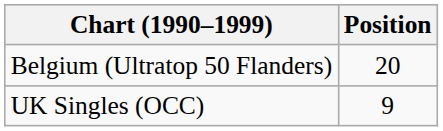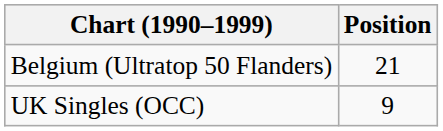(388, 65) 20 -> (388, 65) 21
